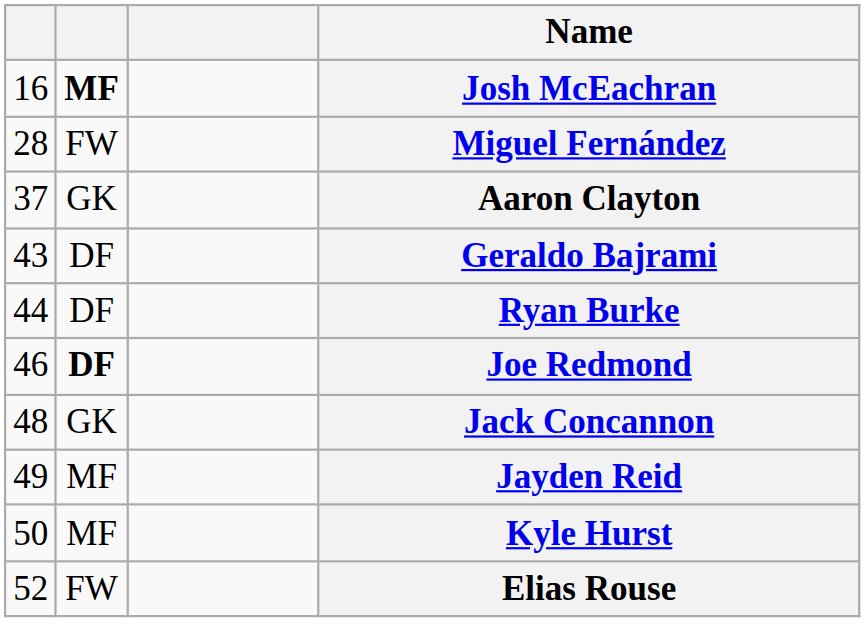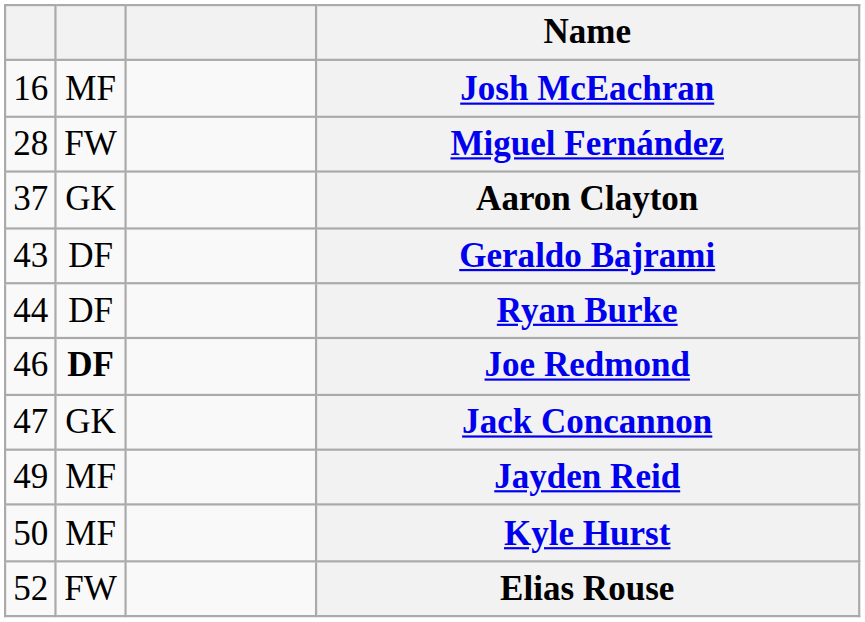(92, 87) bold -> (91, 87) normal
(31, 421) 48 -> (31, 421) 47
